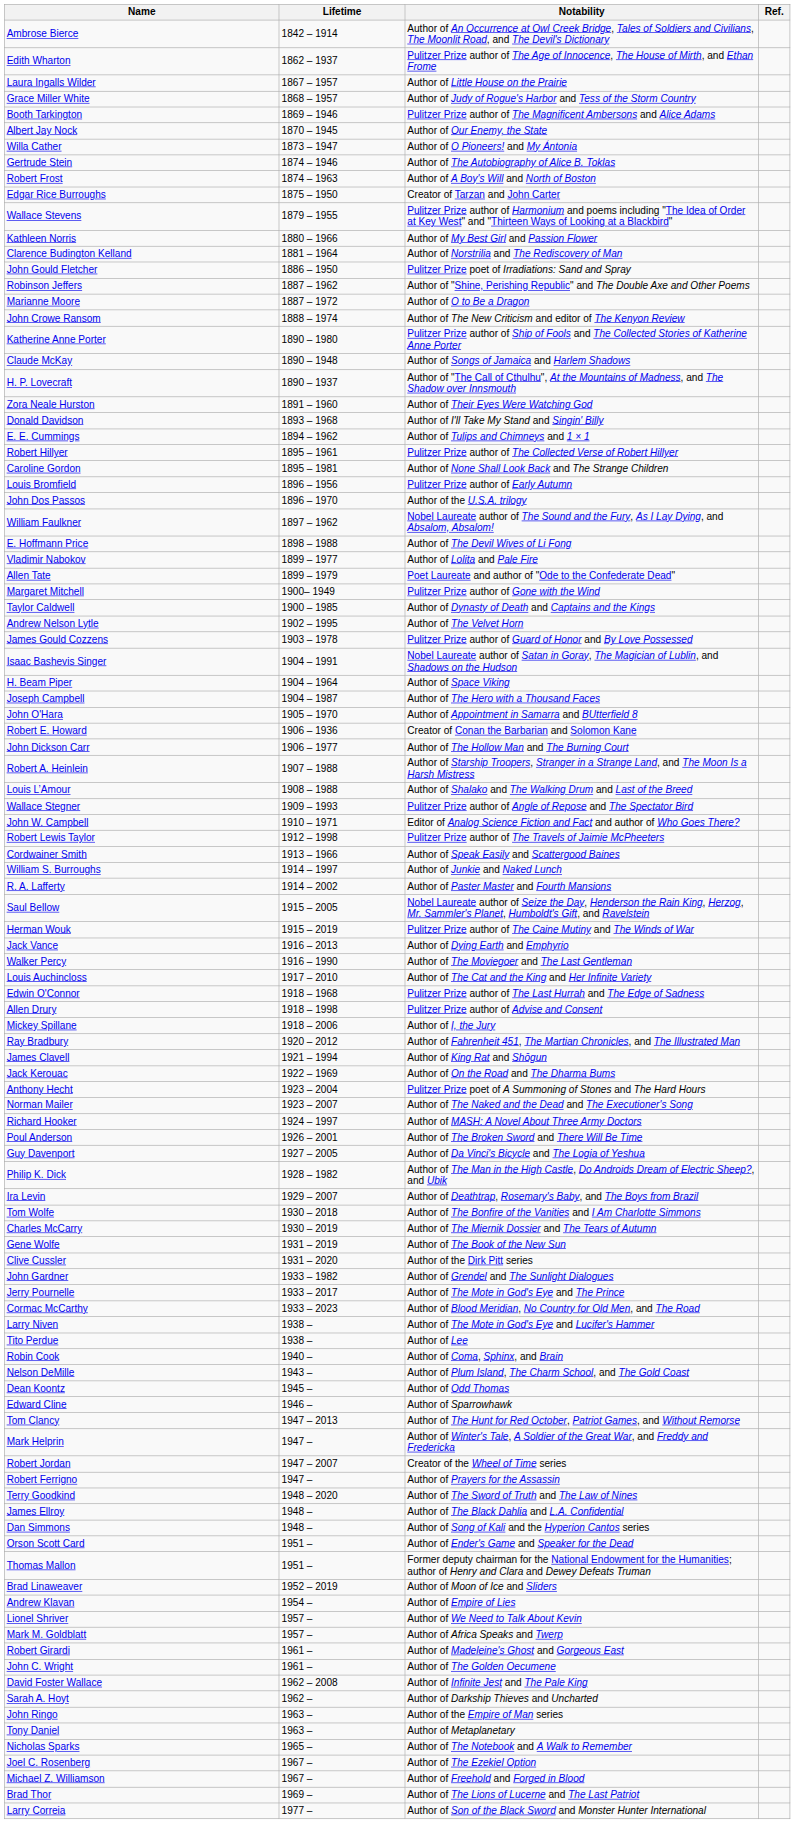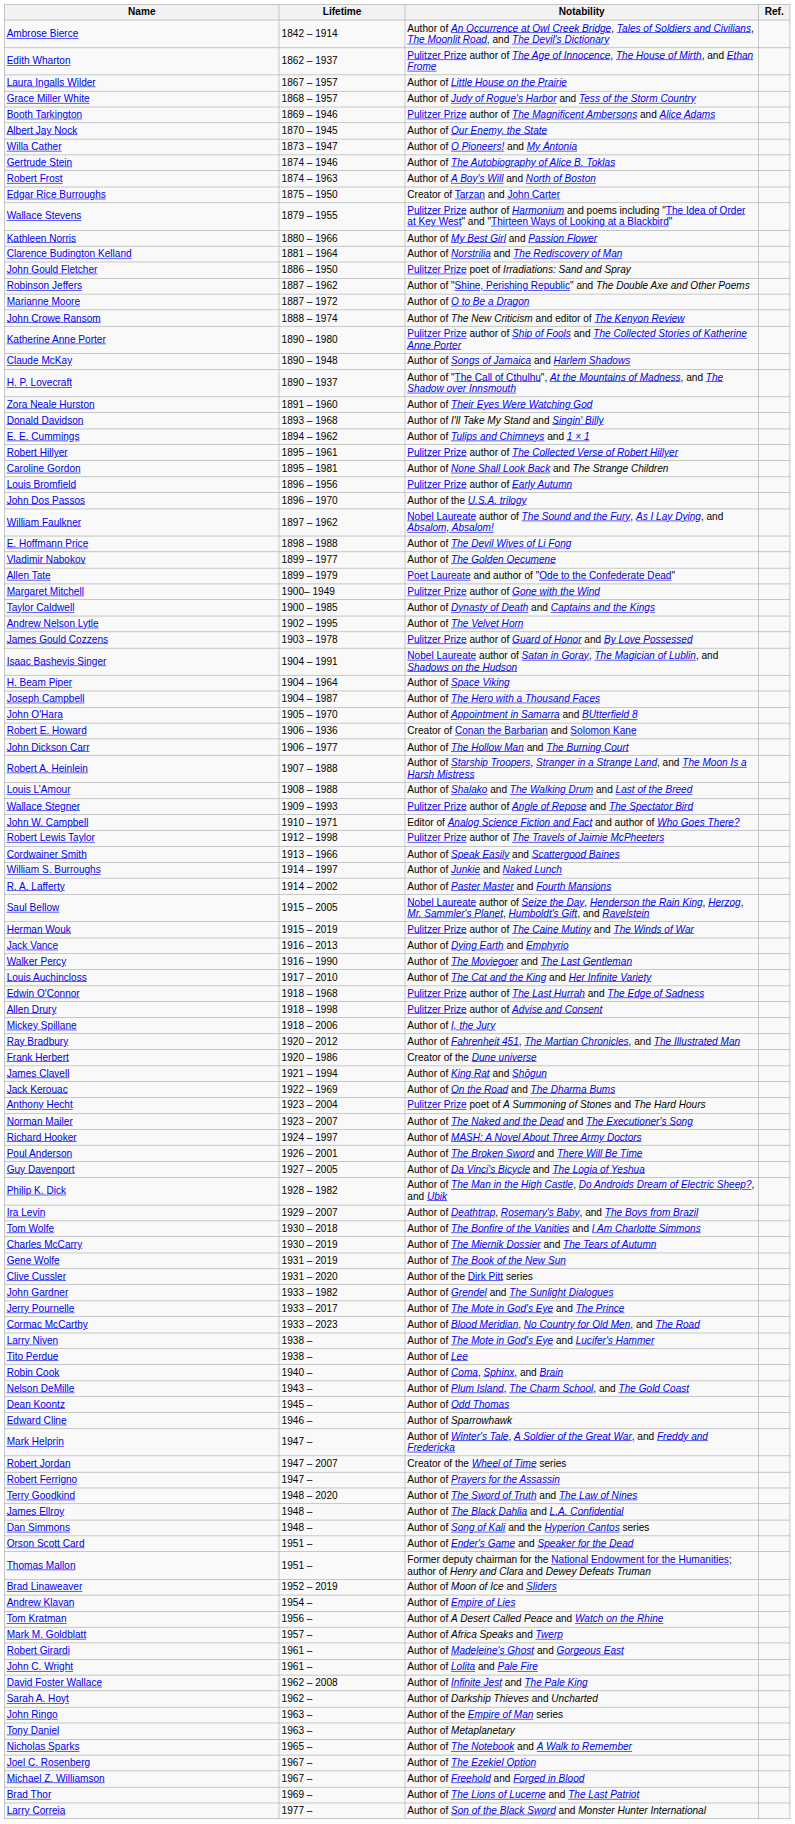(473, 560) Author of Lolita and Pale Fire -> (482, 560) Author of The Golden Oecumene
+ row: (38, 1057)
- row: (33, 1420)
+ row: (37, 1619)
- row: (37, 1619)
(482, 1667) Author of The Golden Oecumene -> (473, 1667) Author of Lolita and Pale Fire
